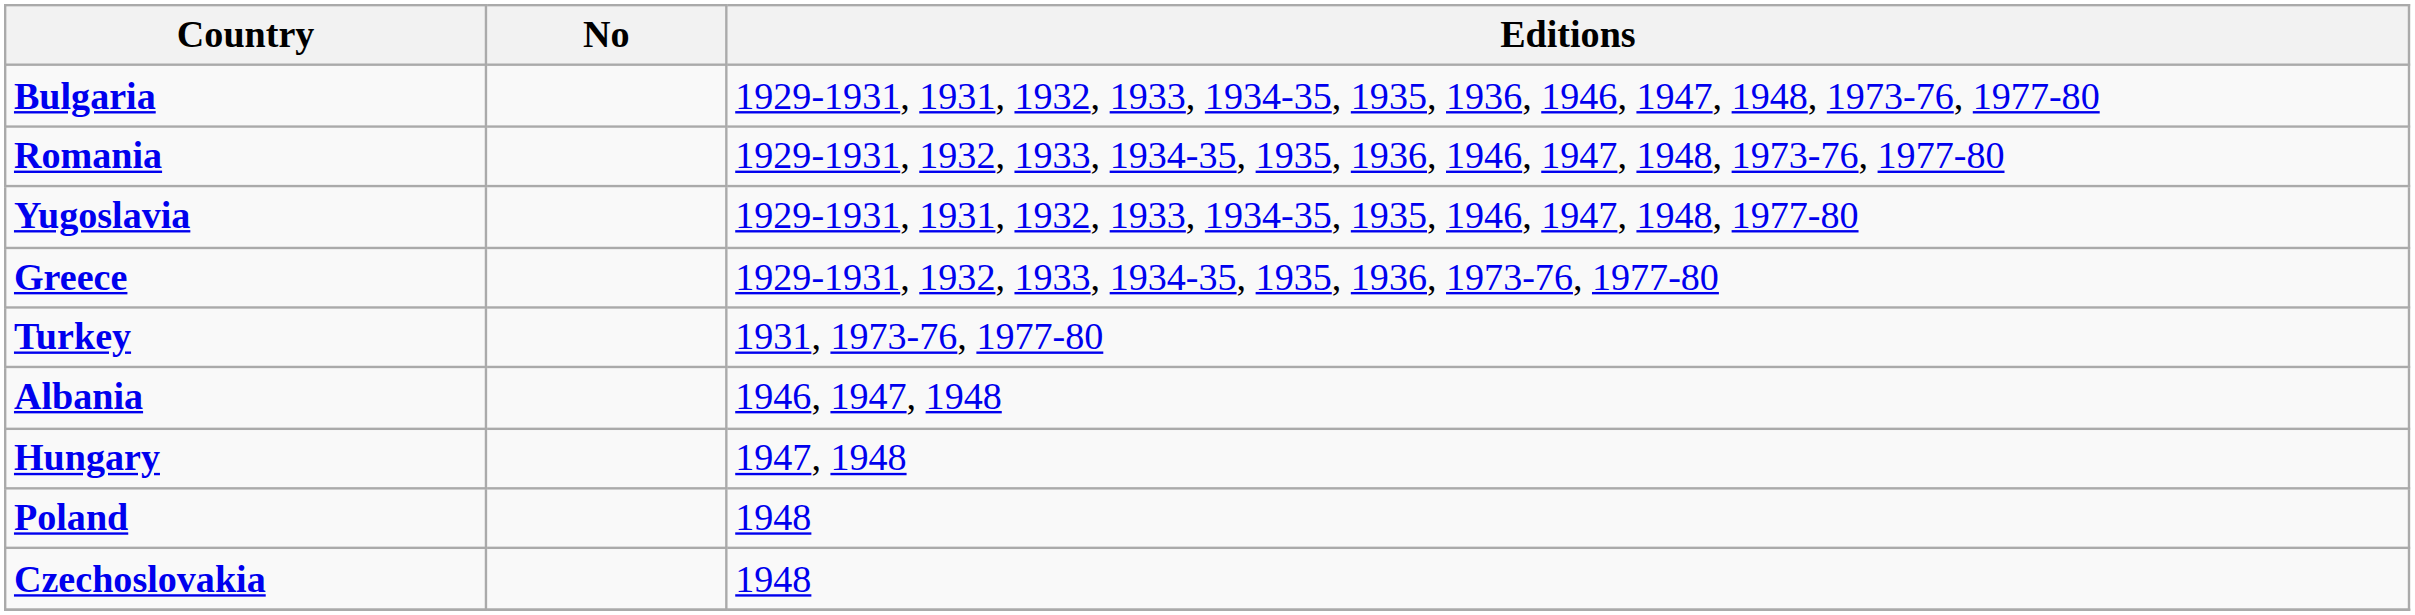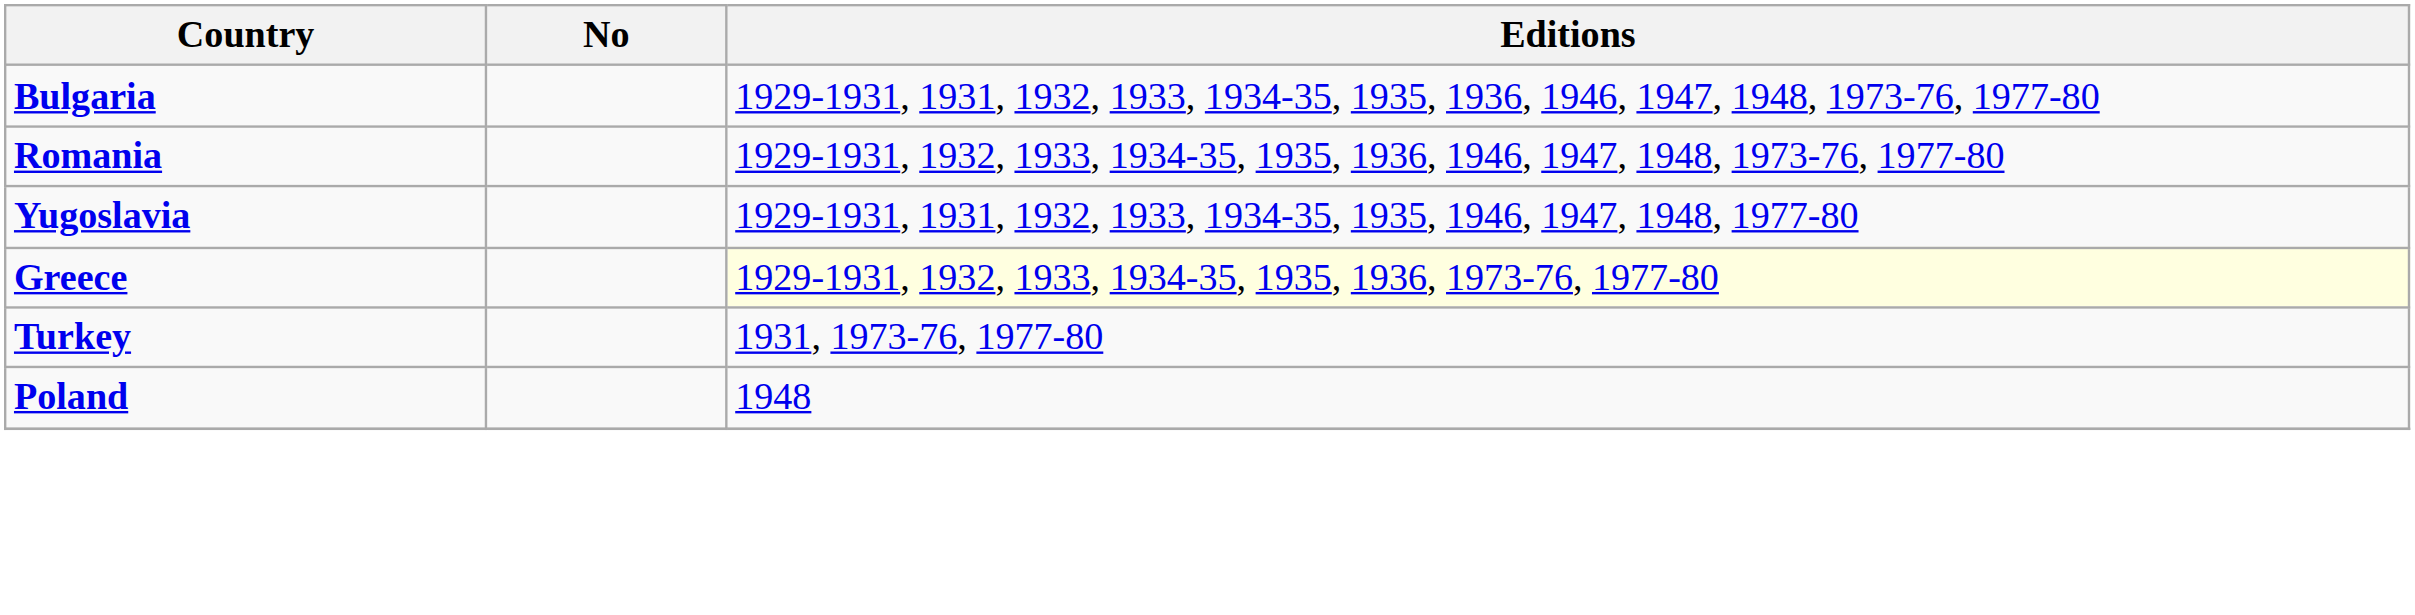(1227, 276) no background -> (1227, 276) lightyellow background
- row: (79, 397)
- row: (87, 457)
- row: (140, 578)
